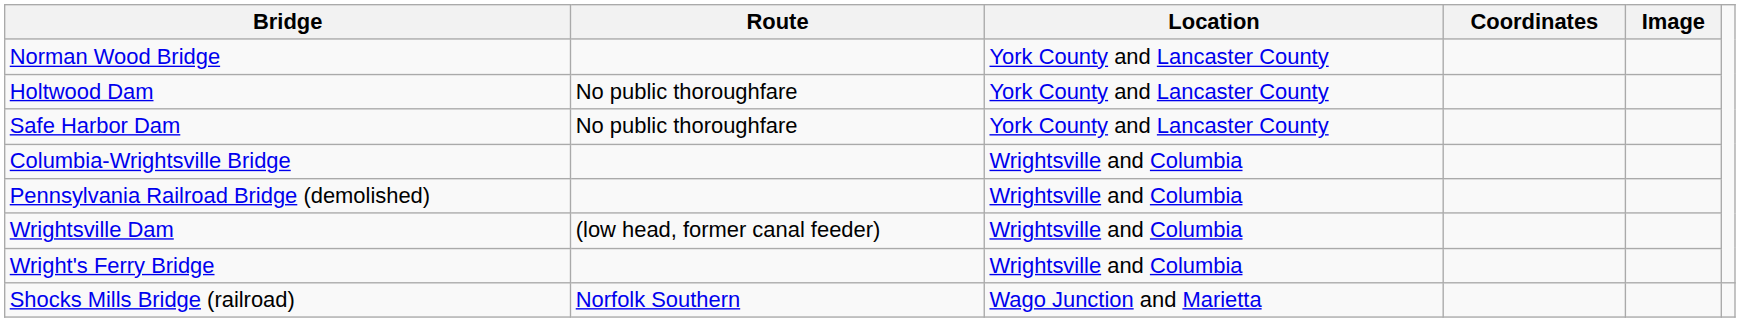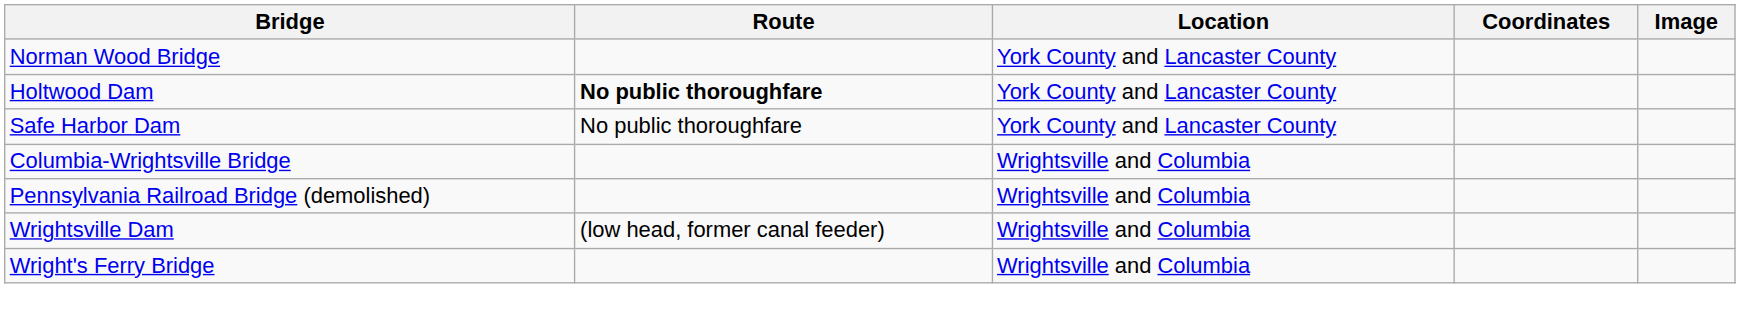(687, 91) normal -> (701, 91) bold
- row: (152, 299)
